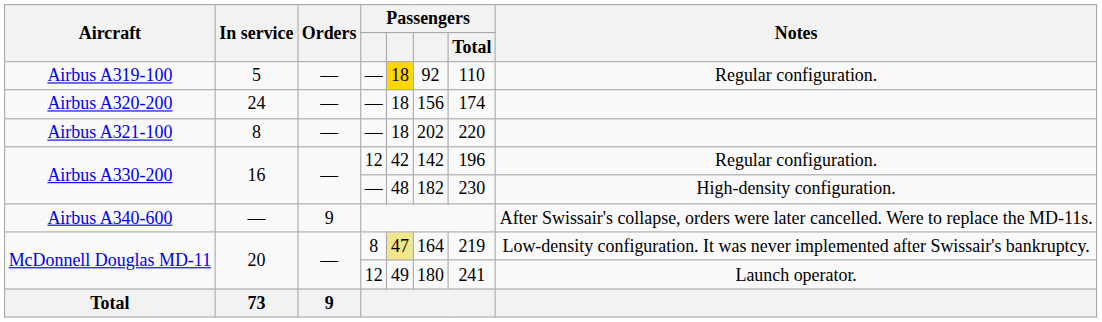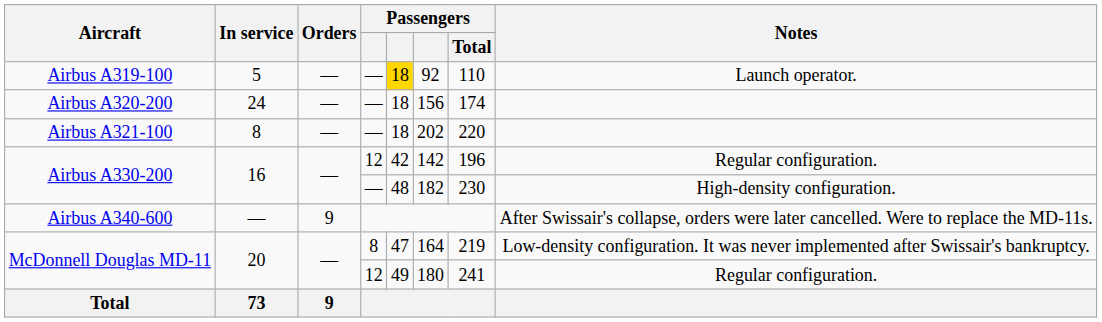(796, 75) Regular configuration. -> (796, 75) Launch operator.
(400, 246) khaki background -> (400, 246) no background
(796, 274) Launch operator. -> (796, 274) Regular configuration.
